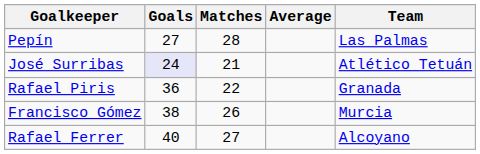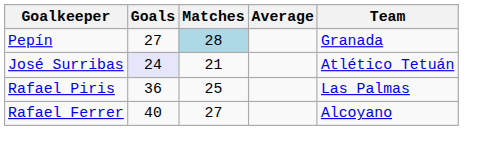(231, 41) no background -> (213, 41) lightblue background
(383, 41) Las Palmas -> (352, 41) Granada
(231, 89) 22 -> (213, 89) 25
(370, 89) Granada -> (365, 89) Las Palmas
- row: (75, 113)
